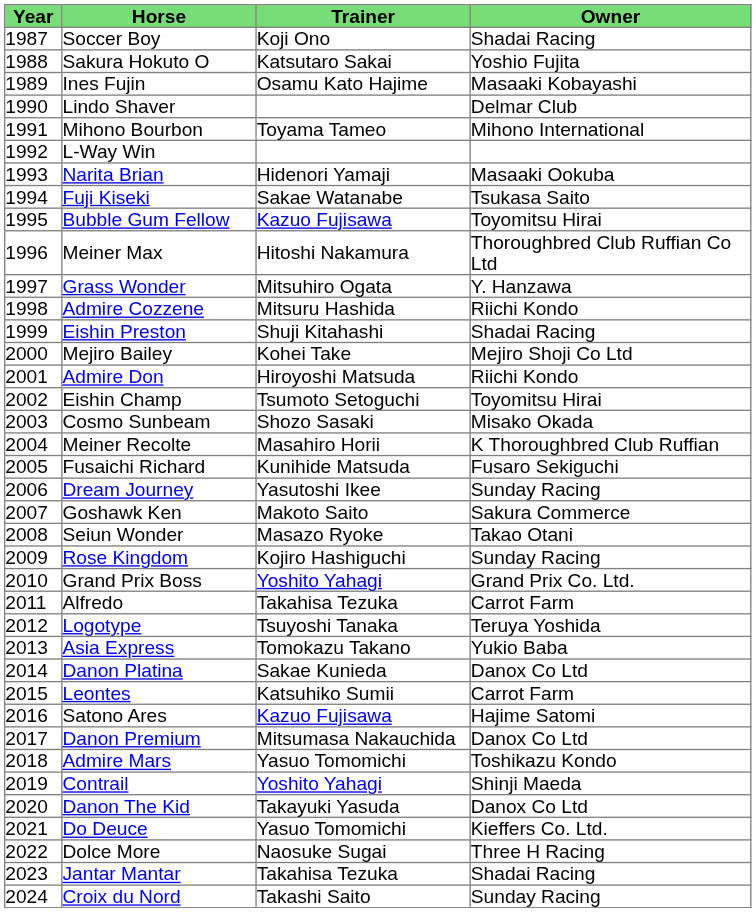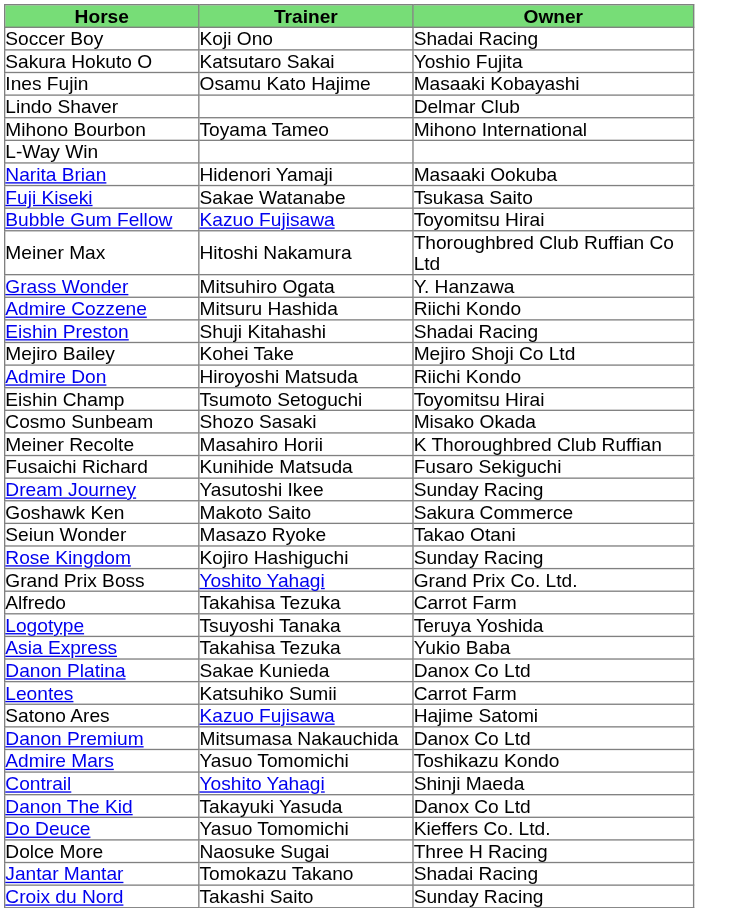- column: (33, 16)
(334, 648) Tomokazu Takano -> (270, 648) Takahisa Tezuka
(327, 874) Takahisa Tezuka -> (276, 874) Tomokazu Takano
